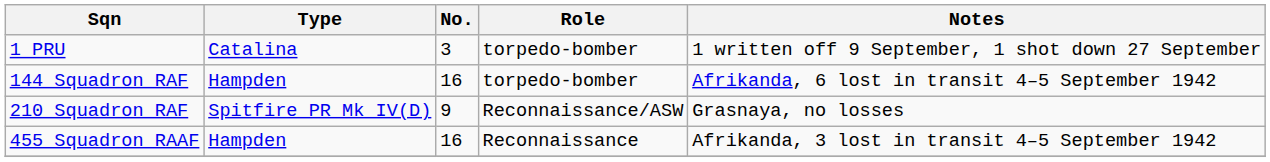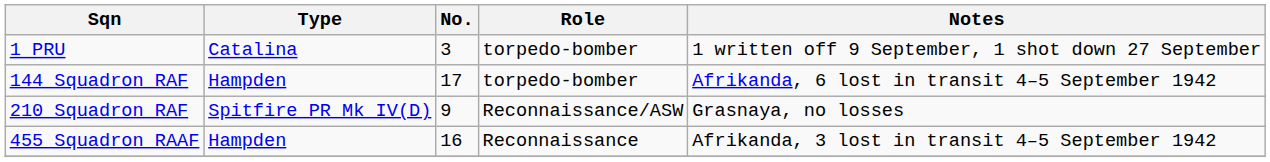(451, 80) 16 -> (451, 80) 17
